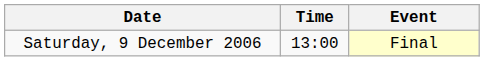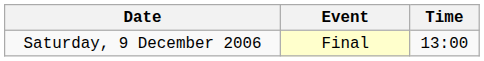columns swapped: (315, 18) <-> (414, 18)
